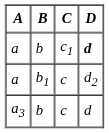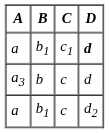(40, 48) b -> (43, 48) b1
rows swapped: (15, 79) <-> (18, 111)
